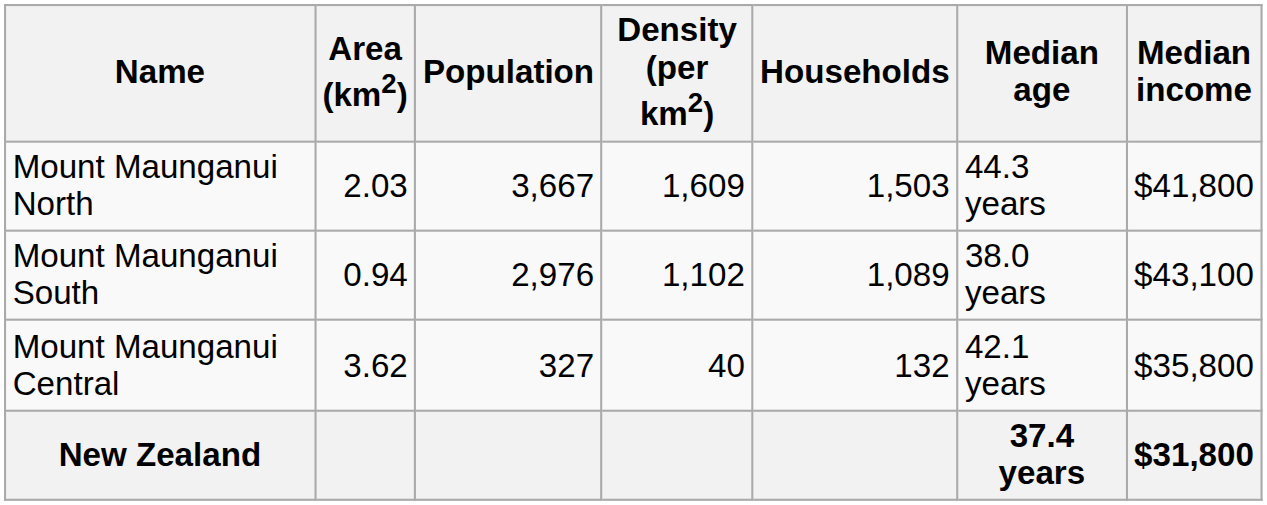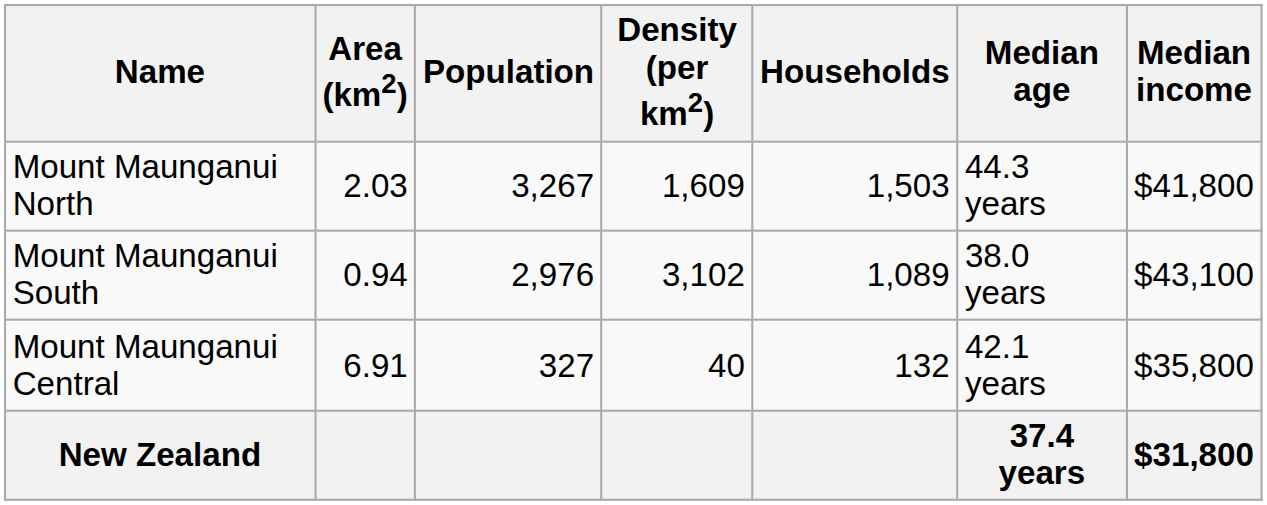(553, 185) 3,667 -> (553, 185) 3,267
(703, 275) 1,102 -> (703, 275) 3,102
(375, 364) 3.62 -> (375, 364) 6.91
